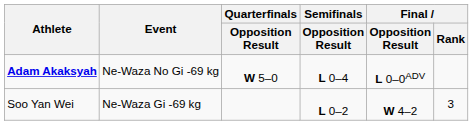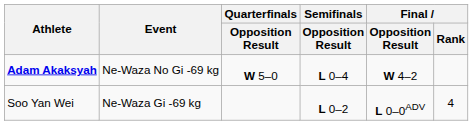(400, 78) L 0–0ADV -> (400, 77) W 4–2
(400, 111) W 4–2 -> (400, 110) L 0–0ADV
(451, 105) 3 -> (451, 103) 4
